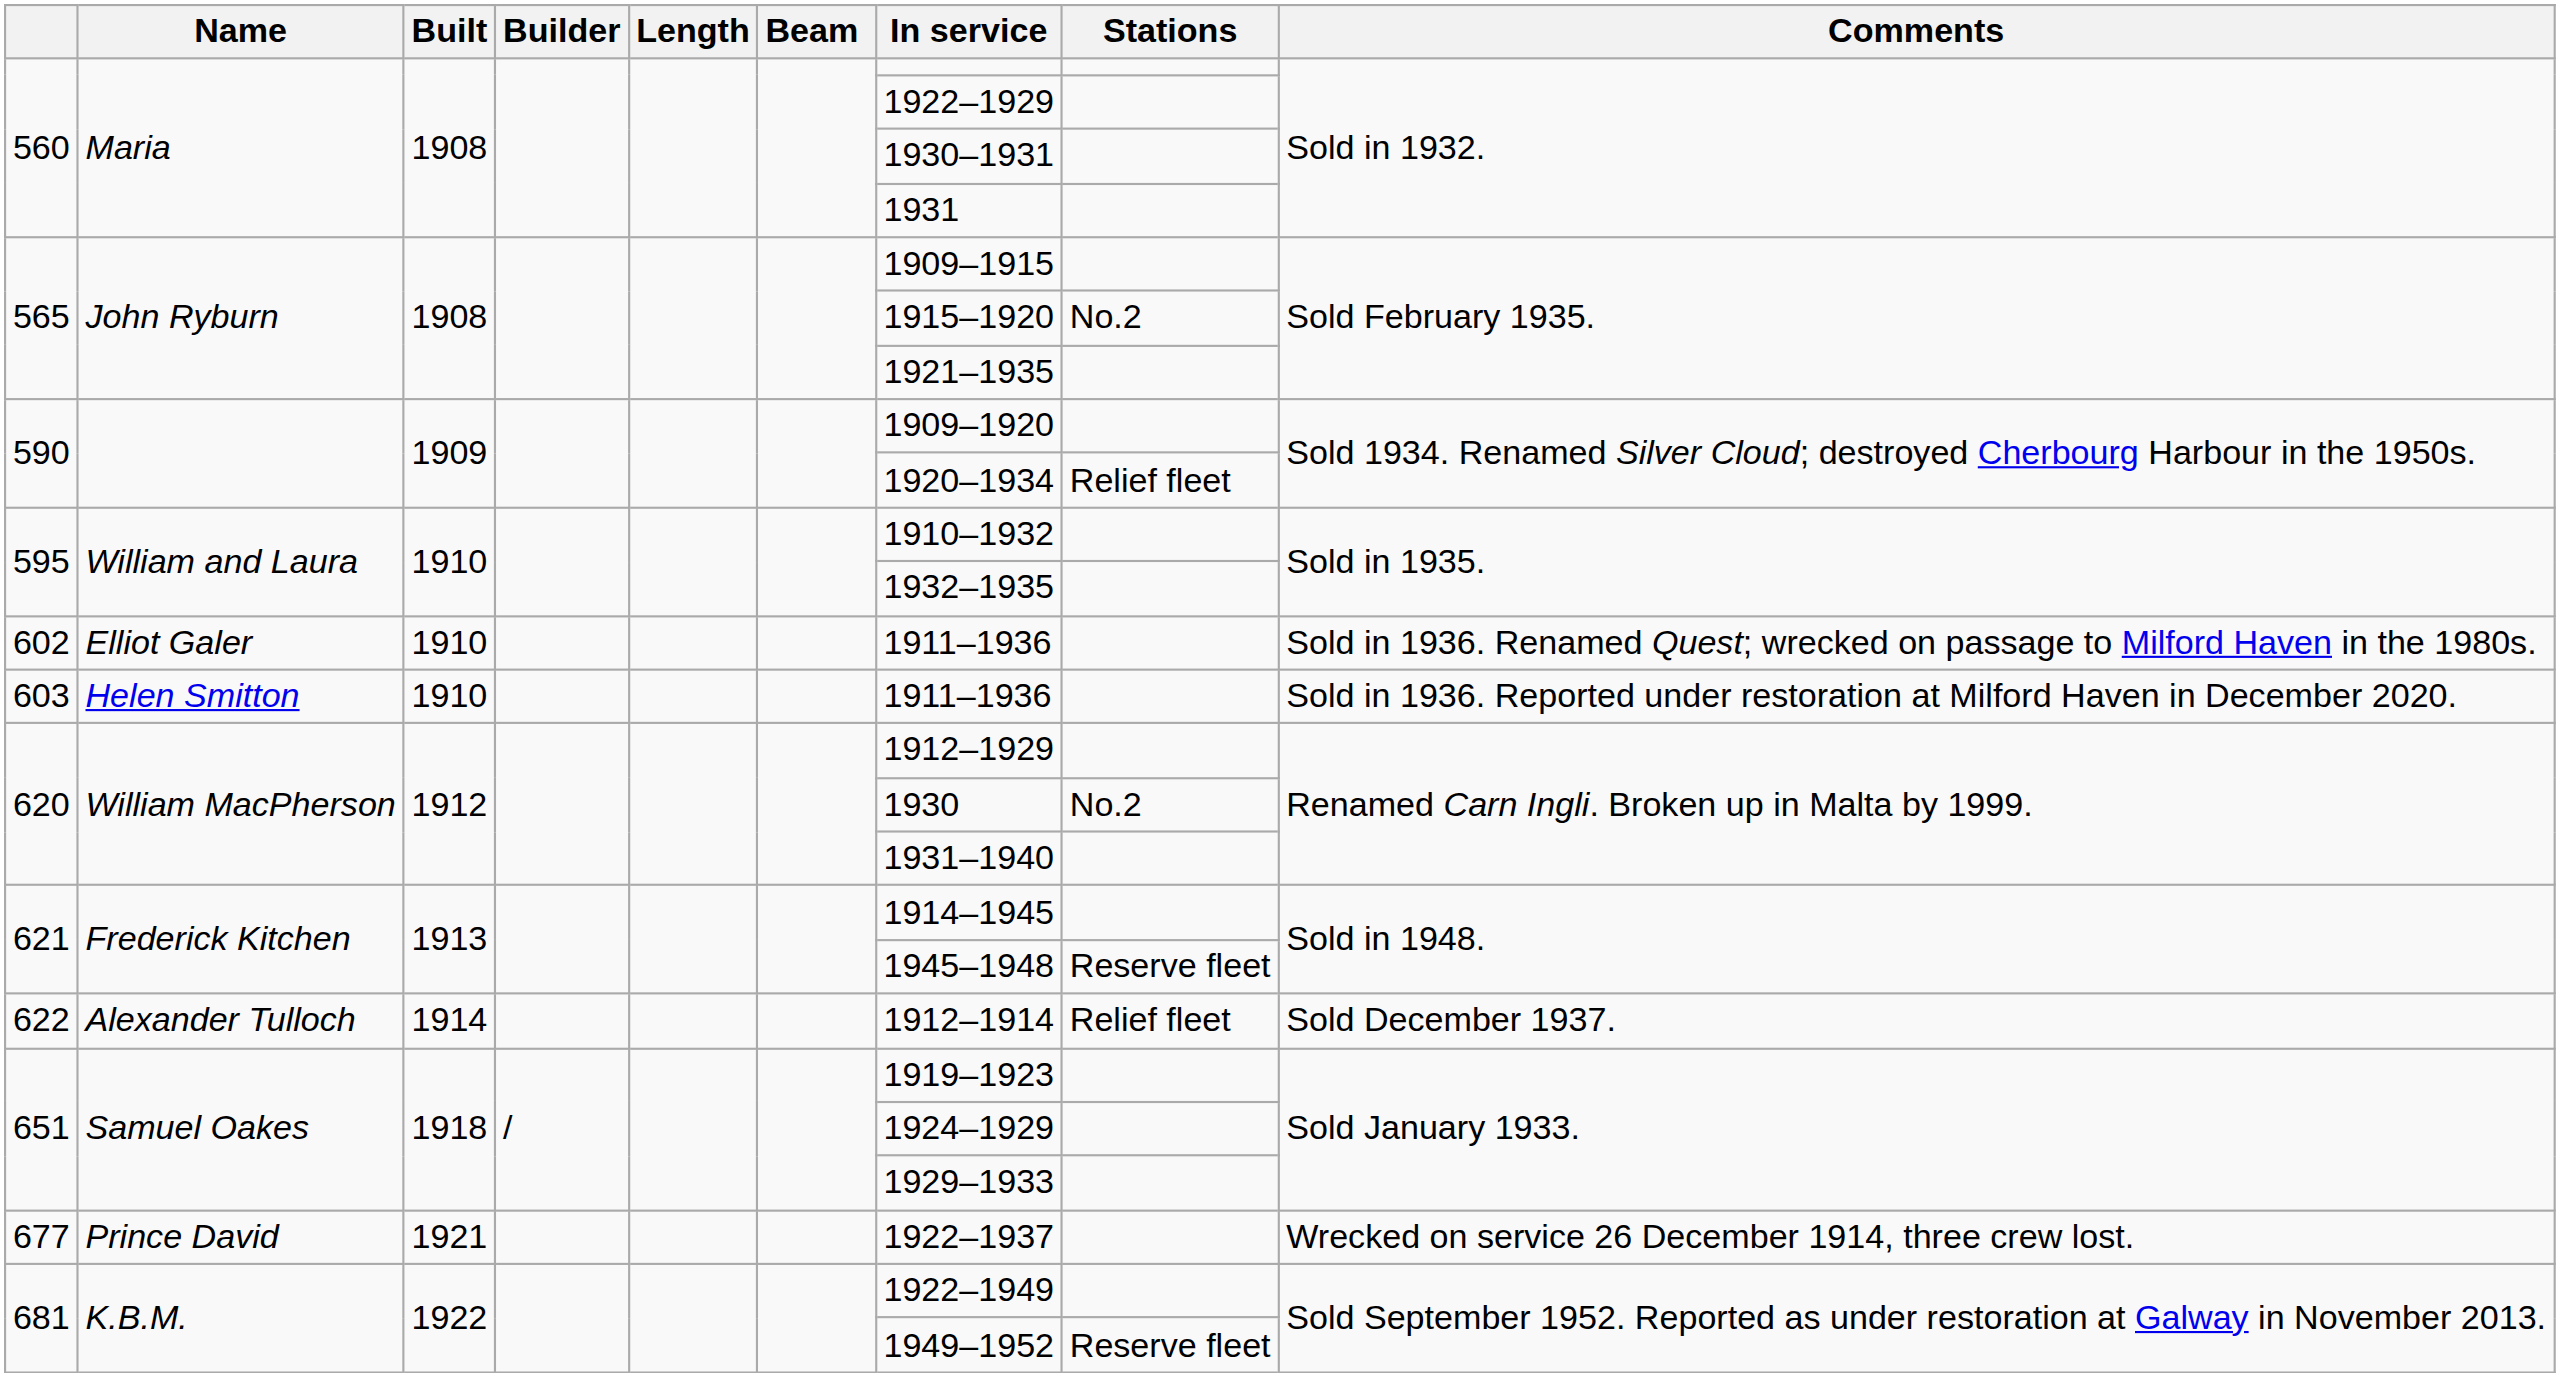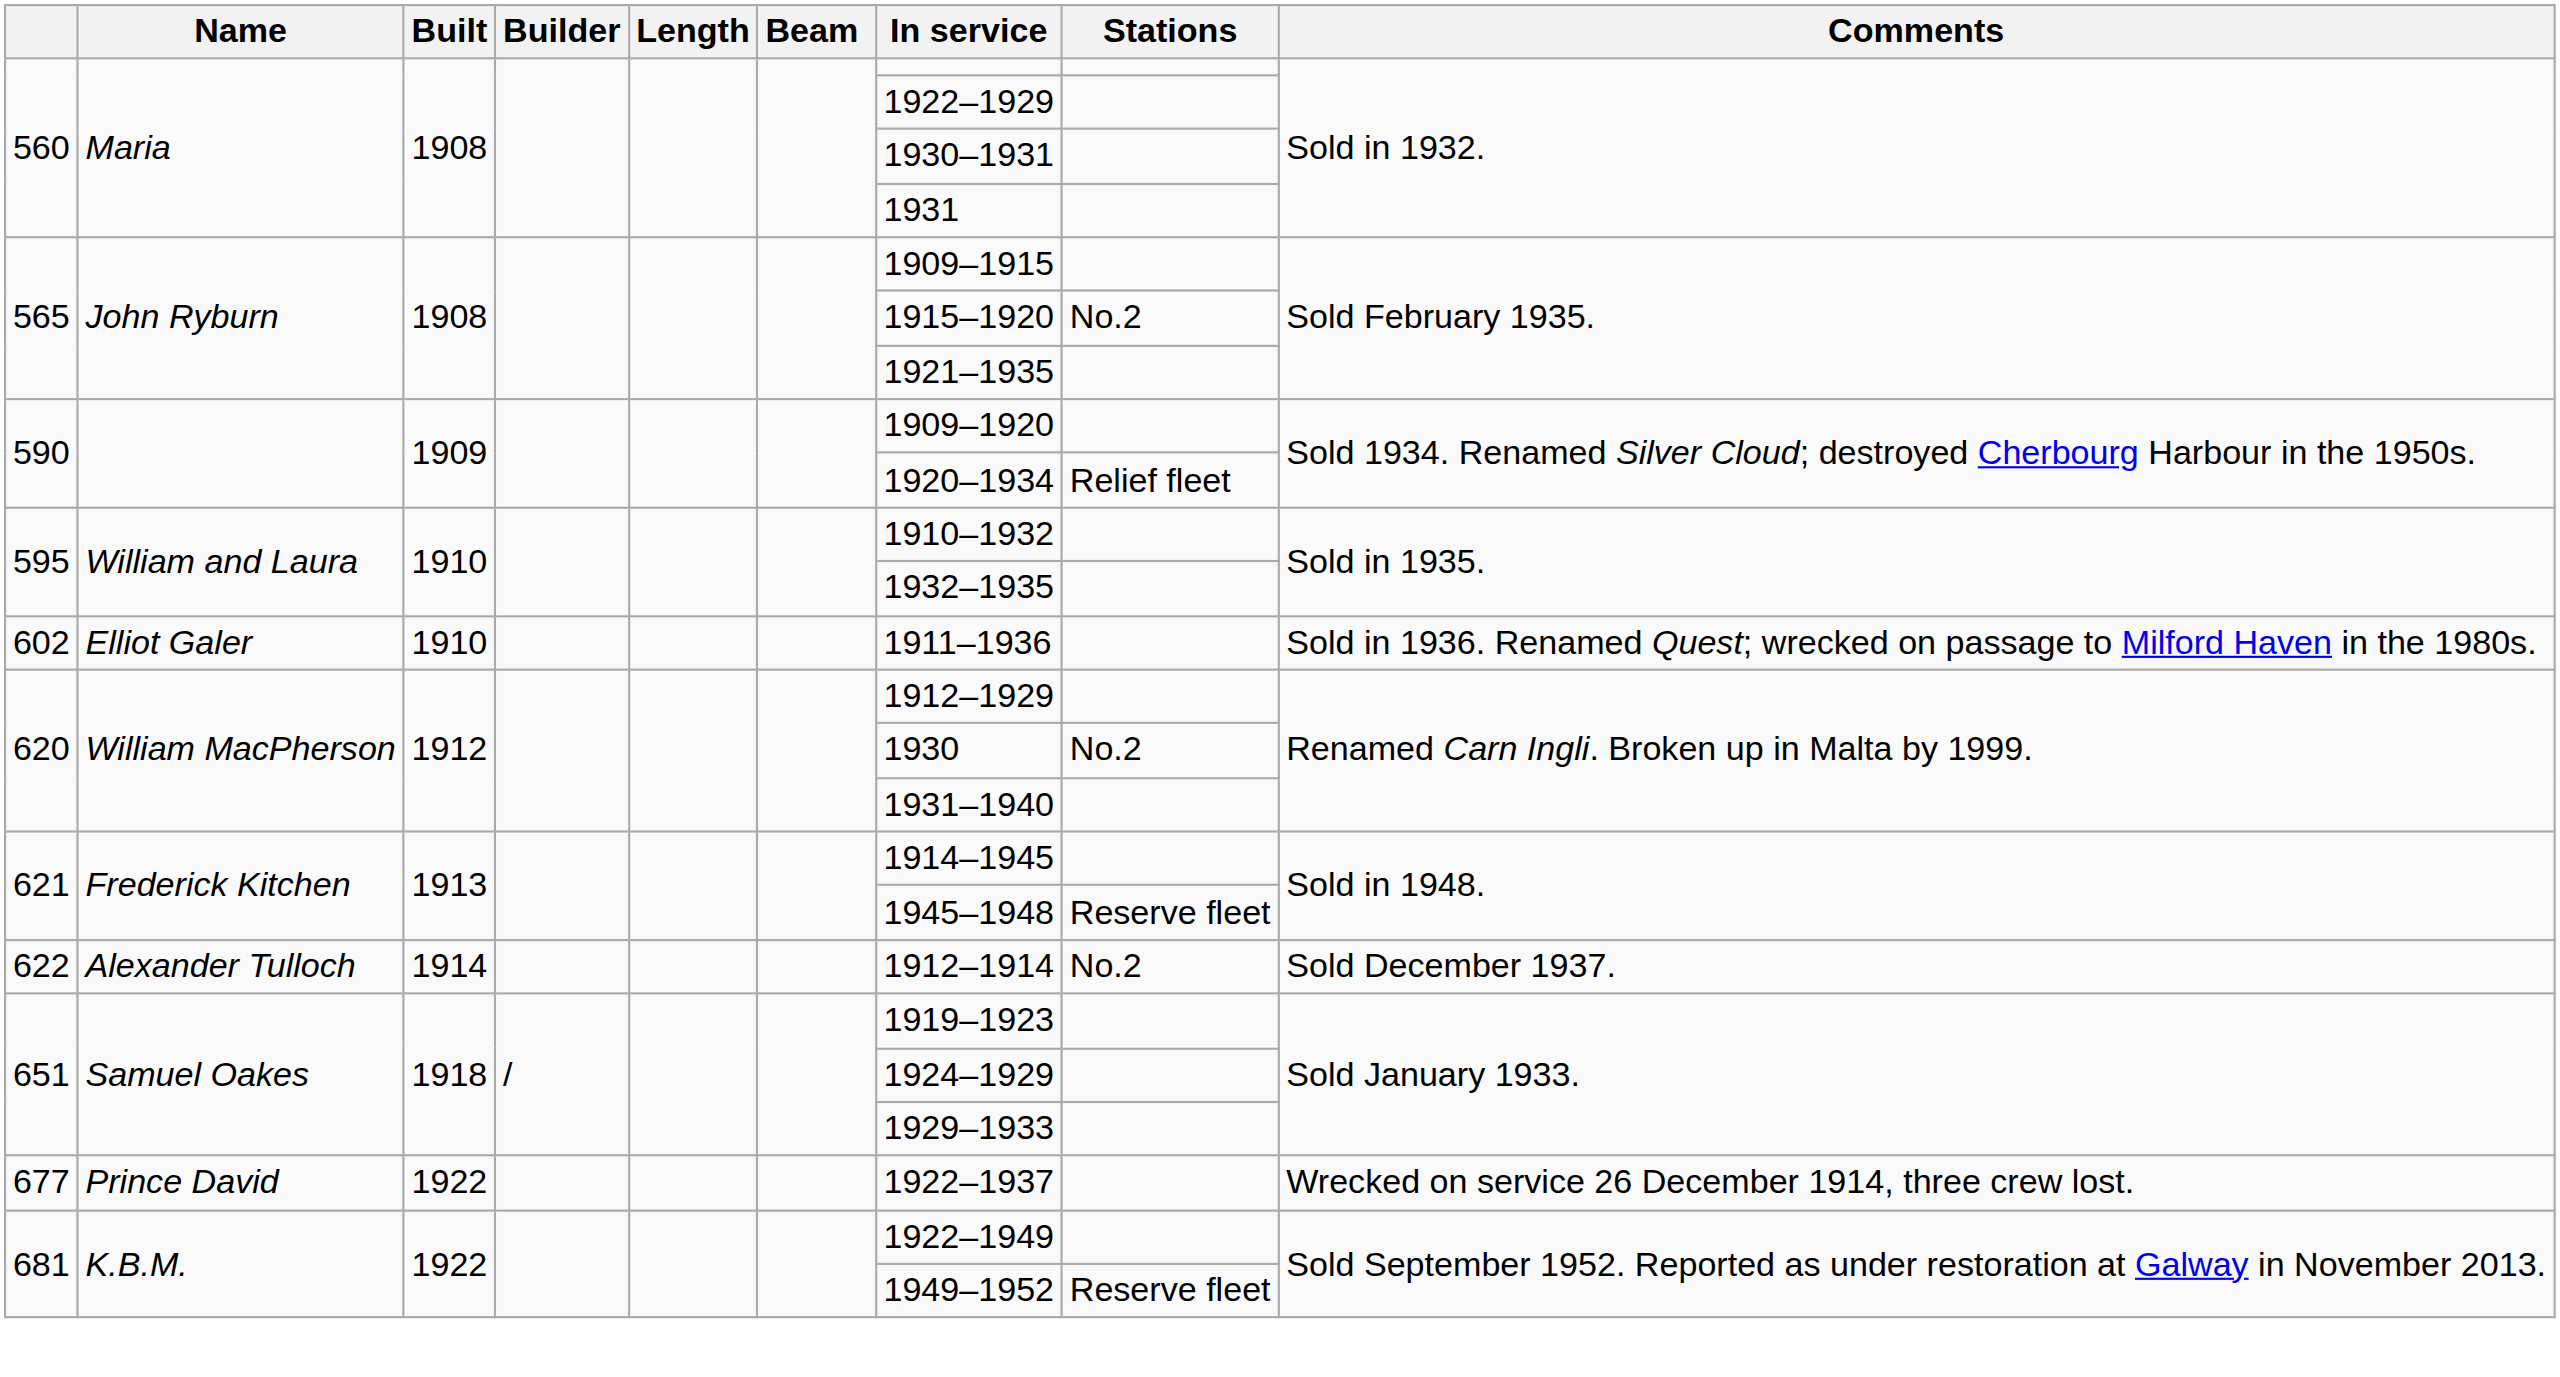- row: (41, 695)
(1150, 1020) Relief fleet -> (1106, 966) No.2
(449, 1236) 1921 -> (449, 1182) 1922
